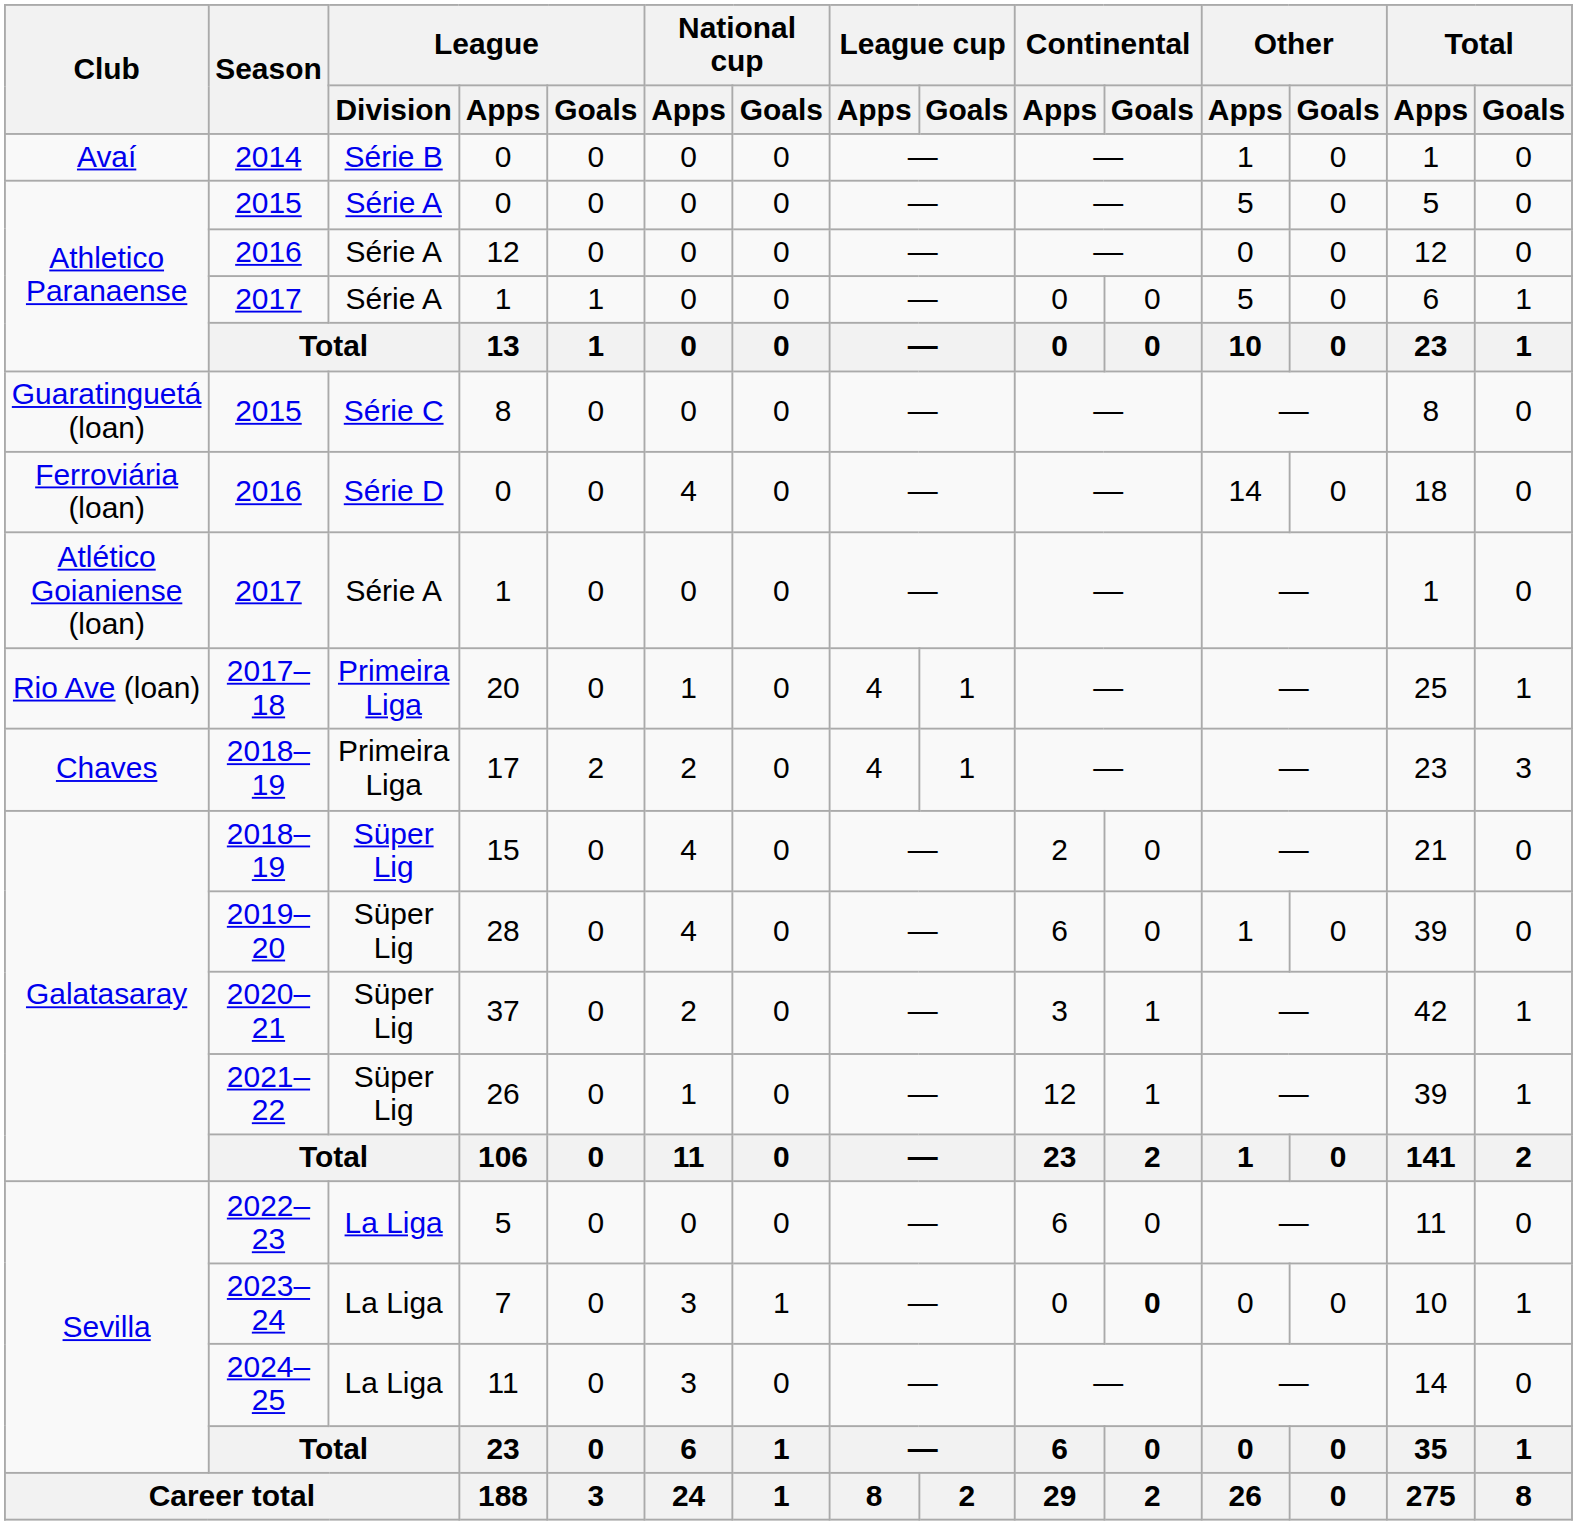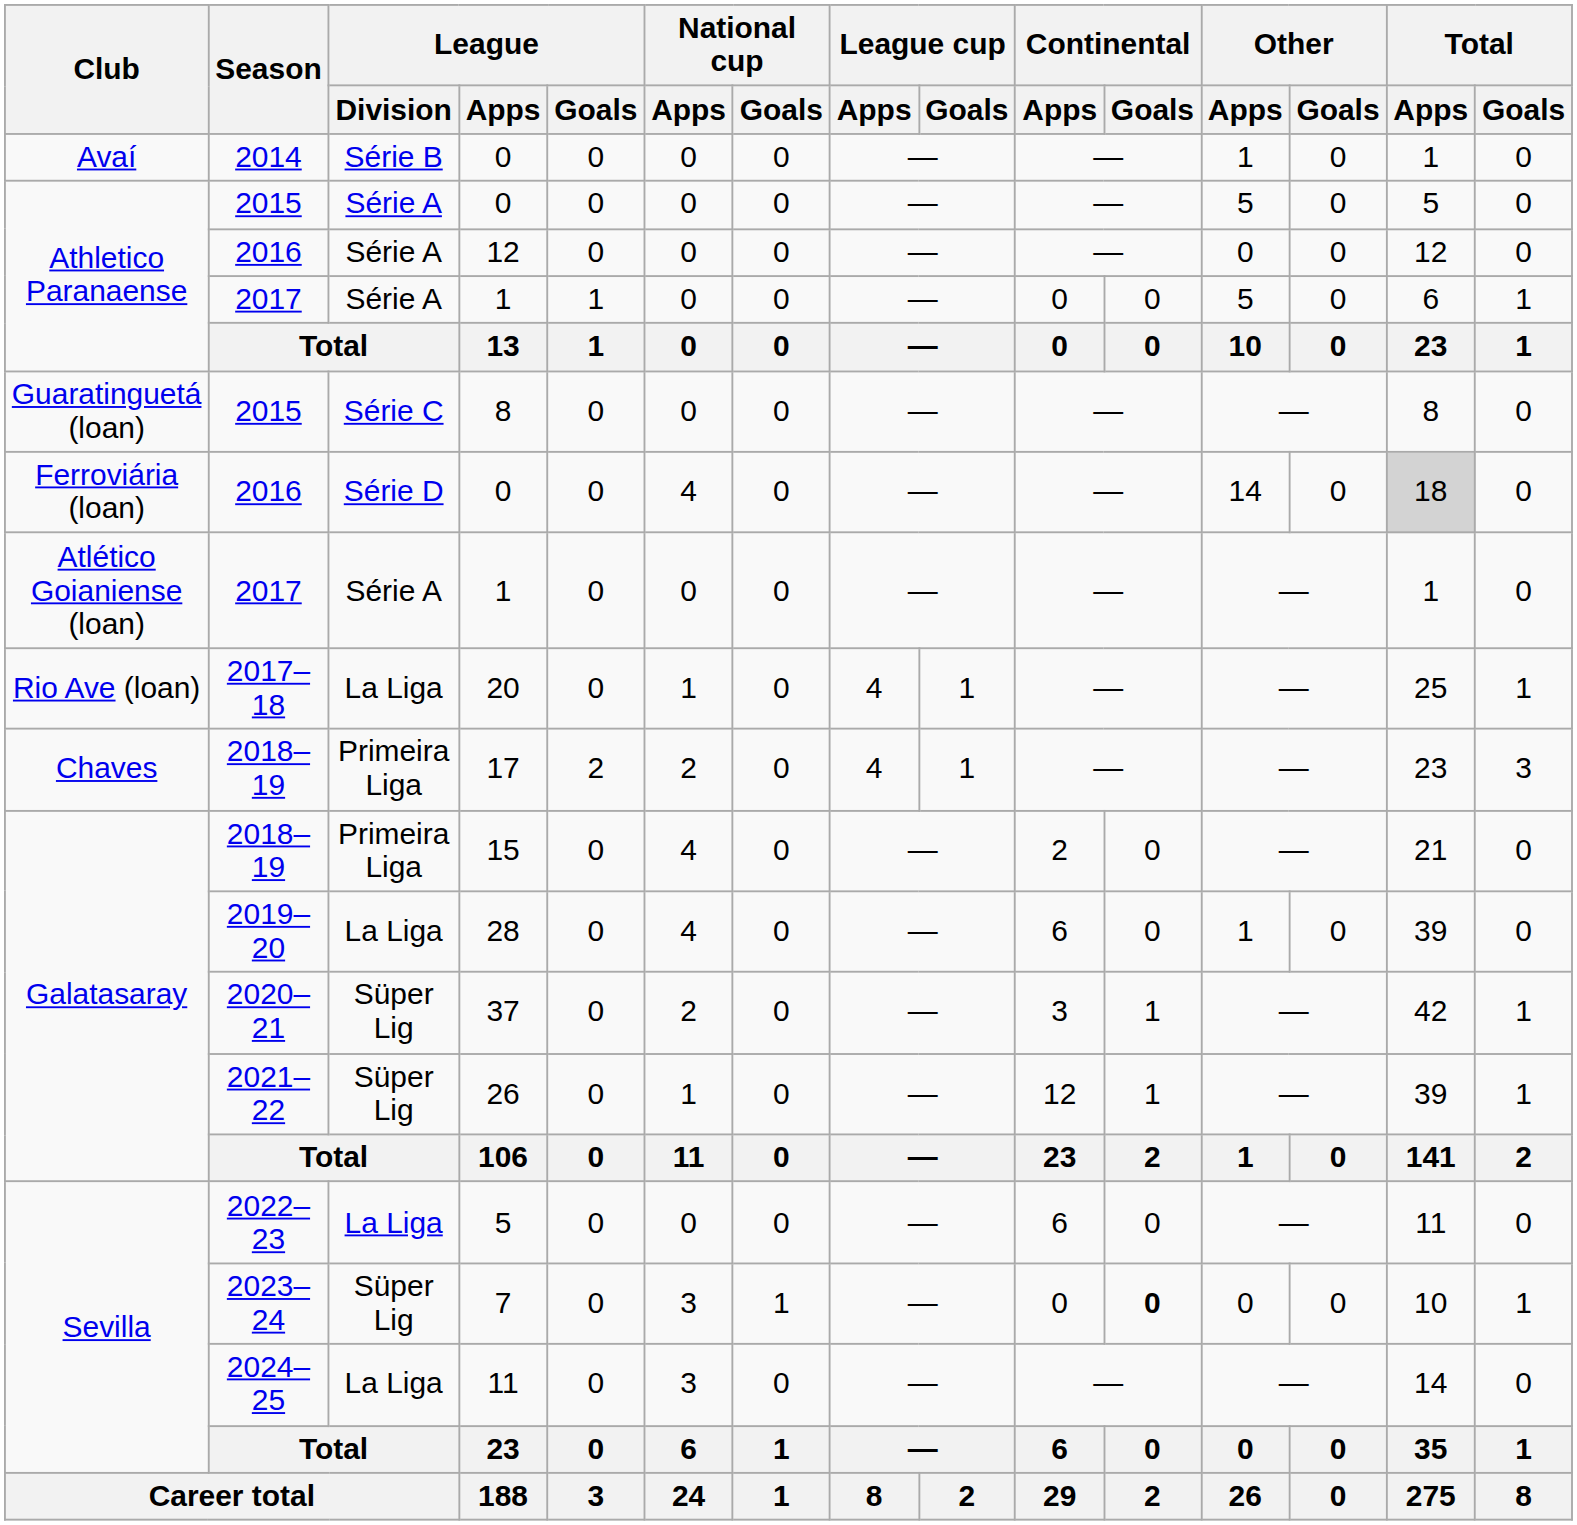(1431, 491) no background -> (1431, 491) lightgrey background
(394, 687) Primeira Liga -> (394, 687) La Liga
(394, 850) Süper Lig -> (394, 850) Primeira Liga
(394, 931) Süper Lig -> (394, 931) La Liga
(394, 1303) La Liga -> (394, 1303) Süper Lig
